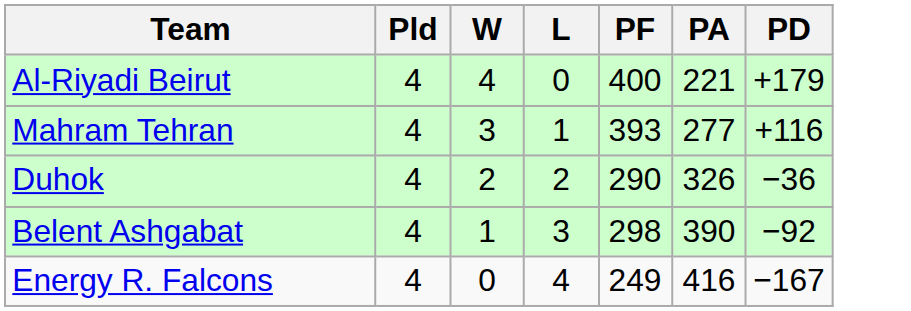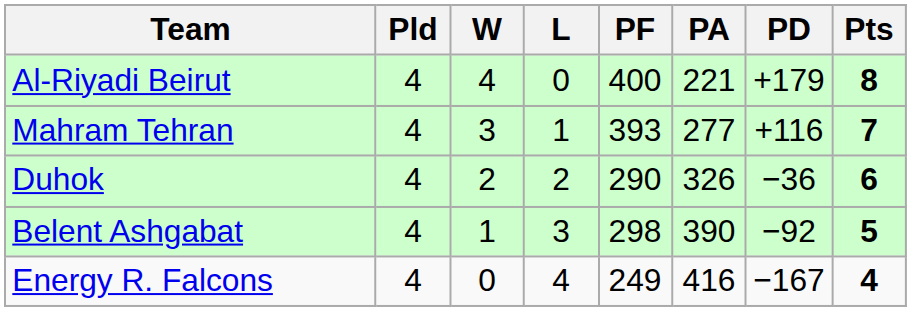+ column: (869, 29)
